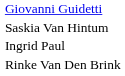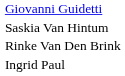rows swapped: (35, 46) <-> (63, 64)
